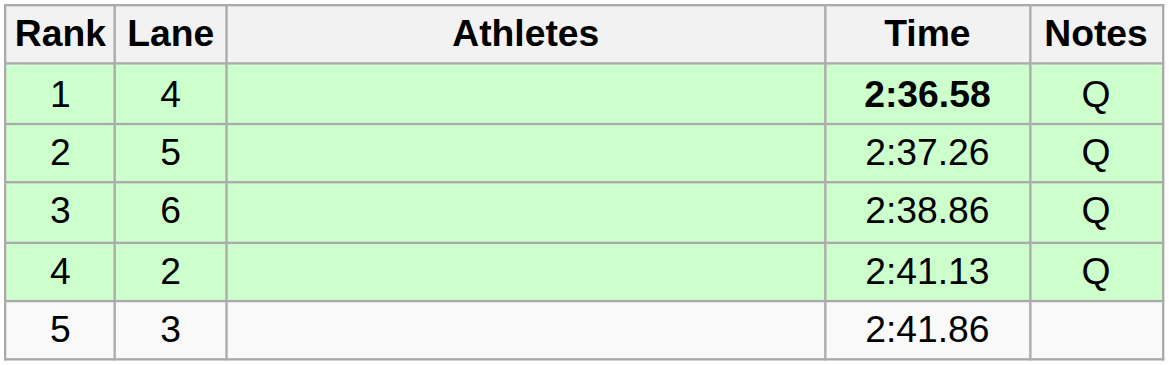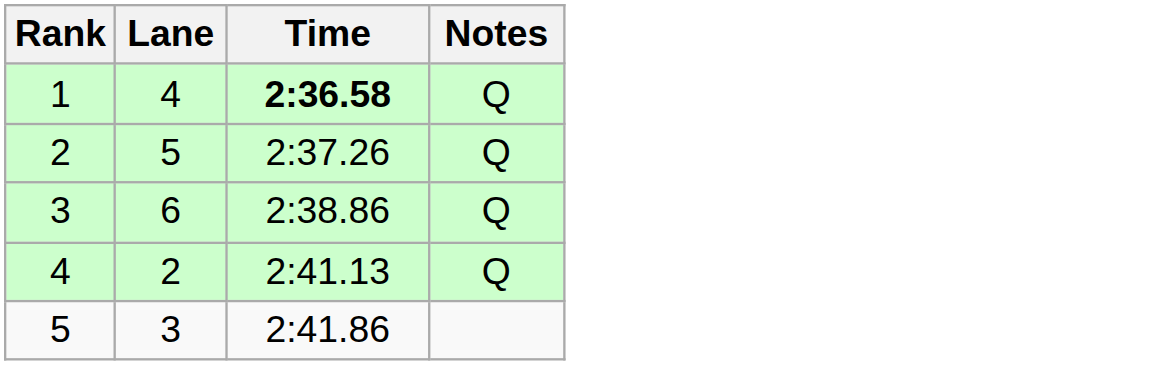- column: (526, 34)
